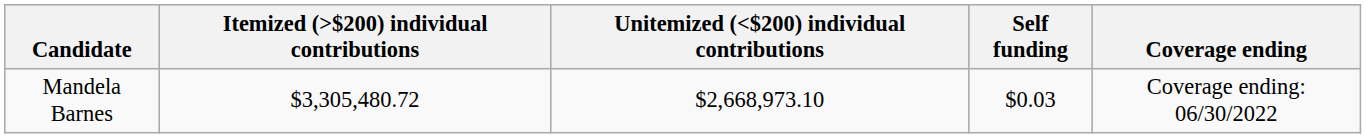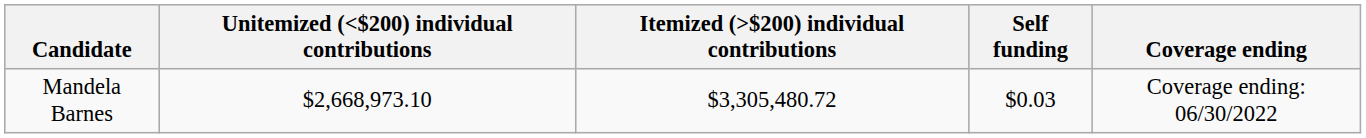columns swapped: (760, 36) <-> (355, 36)
